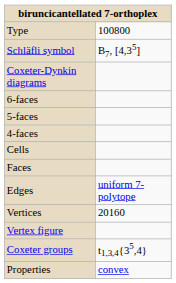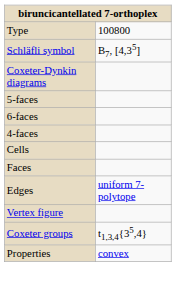rows swapped: (22, 99) <-> (22, 116)
- row: (24, 213)
